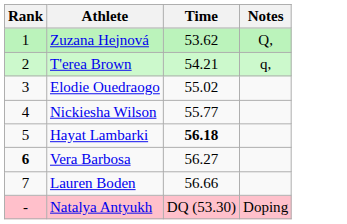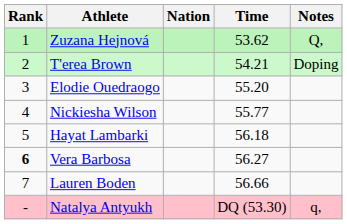+ column: (188, 16)
(266, 64) q, -> (316, 64) Doping
(201, 87) 55.02 -> (252, 87) 55.20
(201, 135) bold -> (252, 135) normal
(266, 207) Doping -> (316, 207) q,
